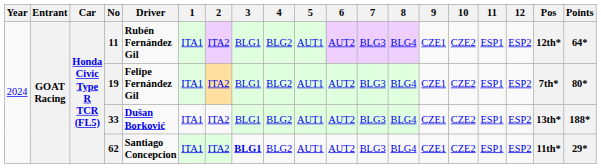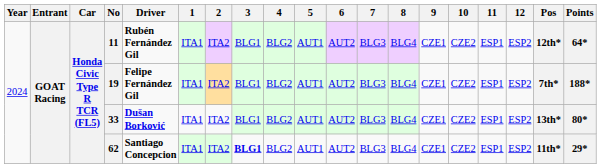(580, 84) 80* -> (580, 84) 188*
(580, 119) 188* -> (580, 119) 80*
